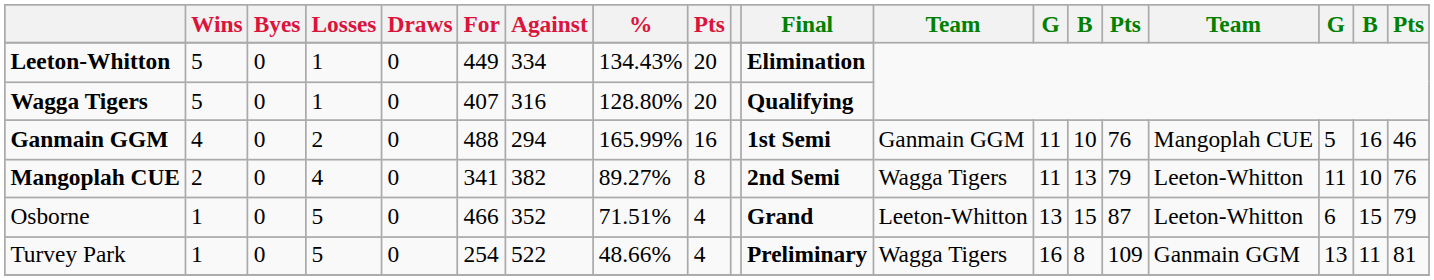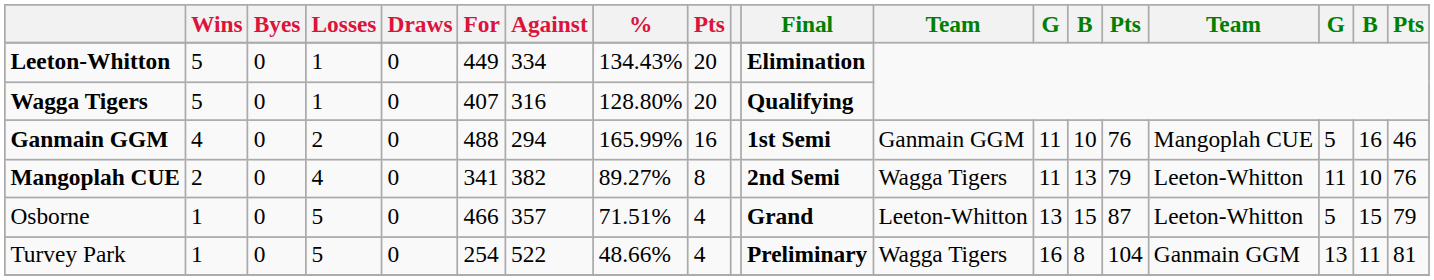(529, 216) 352 -> (529, 216) 357
(1330, 216) 6 -> (1330, 216) 5
(1125, 254) 109 -> (1125, 254) 104
